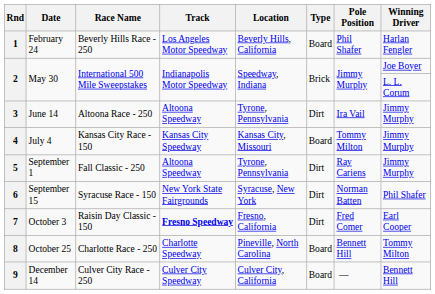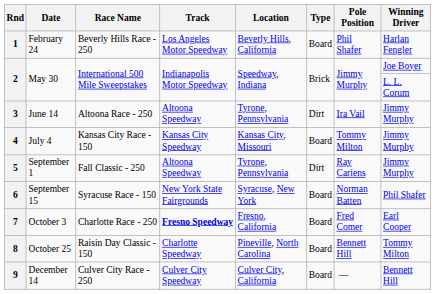(316, 194) Dirt -> (320, 194) Board
(117, 221) Raisin Day Classic - 150 -> (117, 221) Charlotte Race - 250
(316, 221) Dirt -> (320, 221) Board
(117, 248) Charlotte Race - 250 -> (117, 248) Raisin Day Classic - 150
